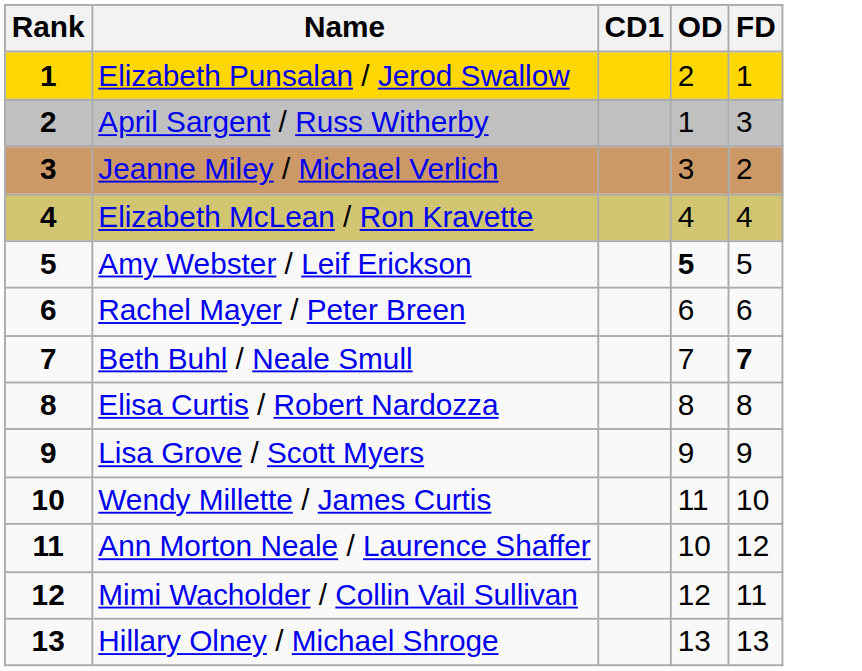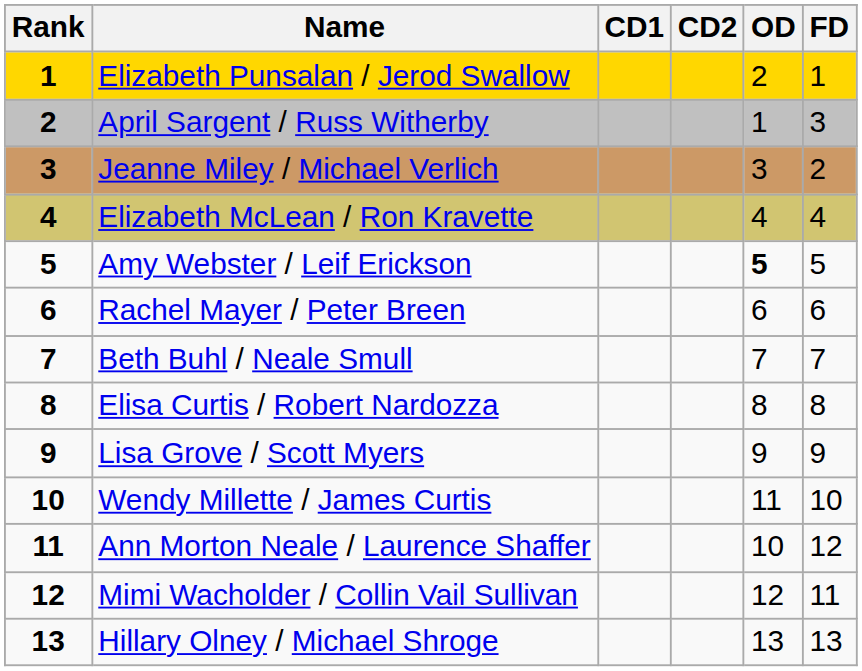+ column: (708, 28)
(744, 358) bold -> (818, 358) normal
